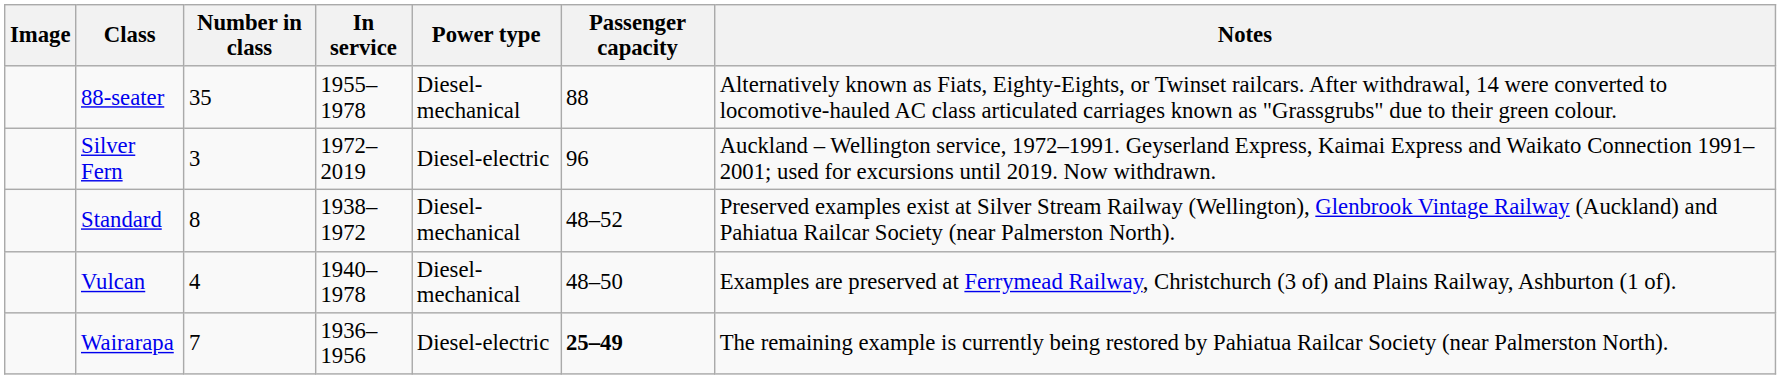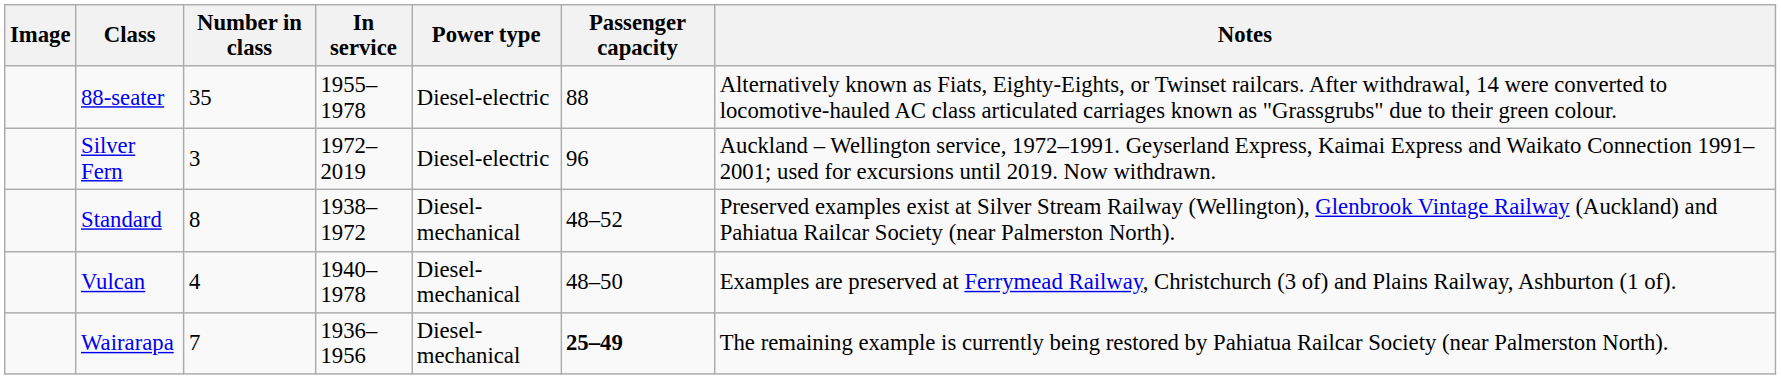(469, 96) Diesel-mechanical -> (483, 96) Diesel-electric
(483, 343) Diesel-electric -> (469, 343) Diesel-mechanical
